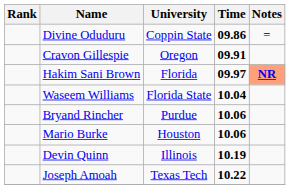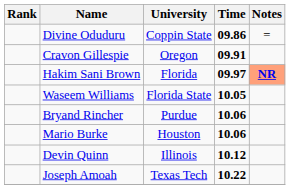(232, 94) 10.04 -> (232, 94) 10.05
(232, 154) 10.19 -> (232, 154) 10.12
